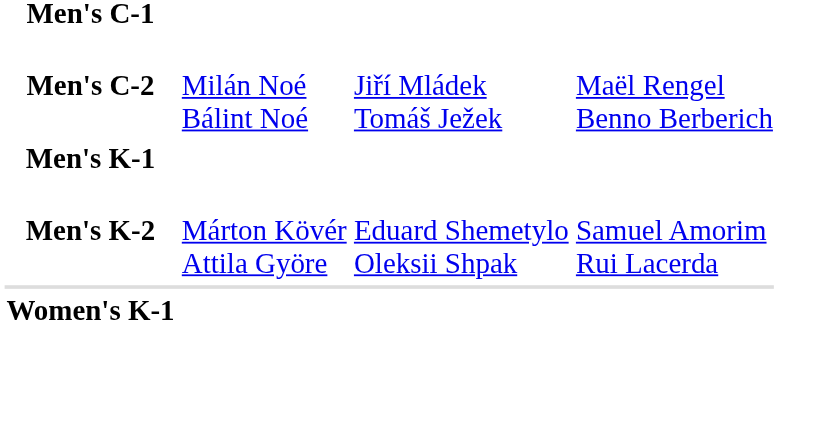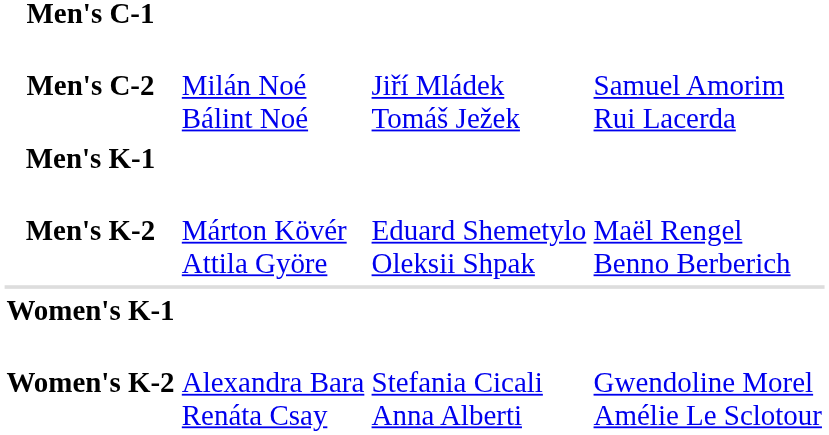(674, 102) Maël Rengel Benno Berberich -> (689, 102) Samuel Amorim Rui Lacerda
(671, 246) Samuel Amorim Rui Lacerda -> (692, 246) Maël Rengel Benno Berberich
+ row: (90, 382)
